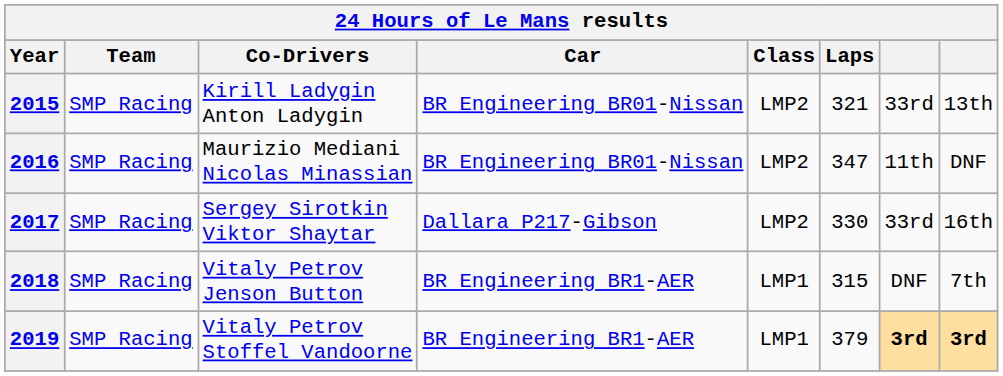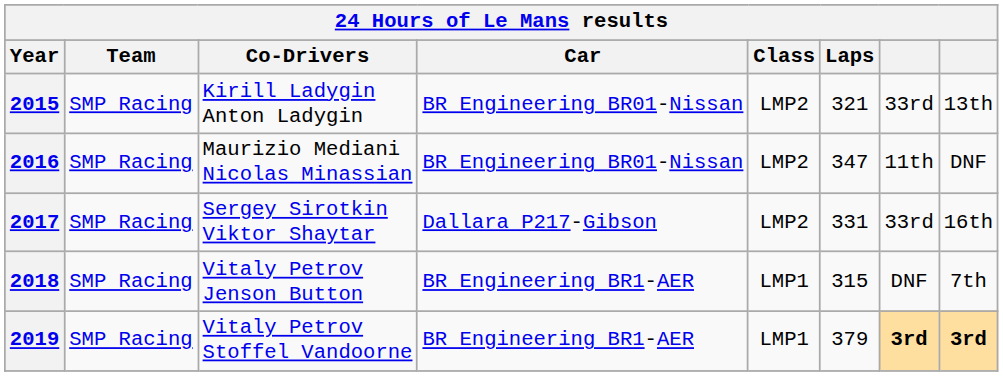(850, 222) 330 -> (850, 222) 331
